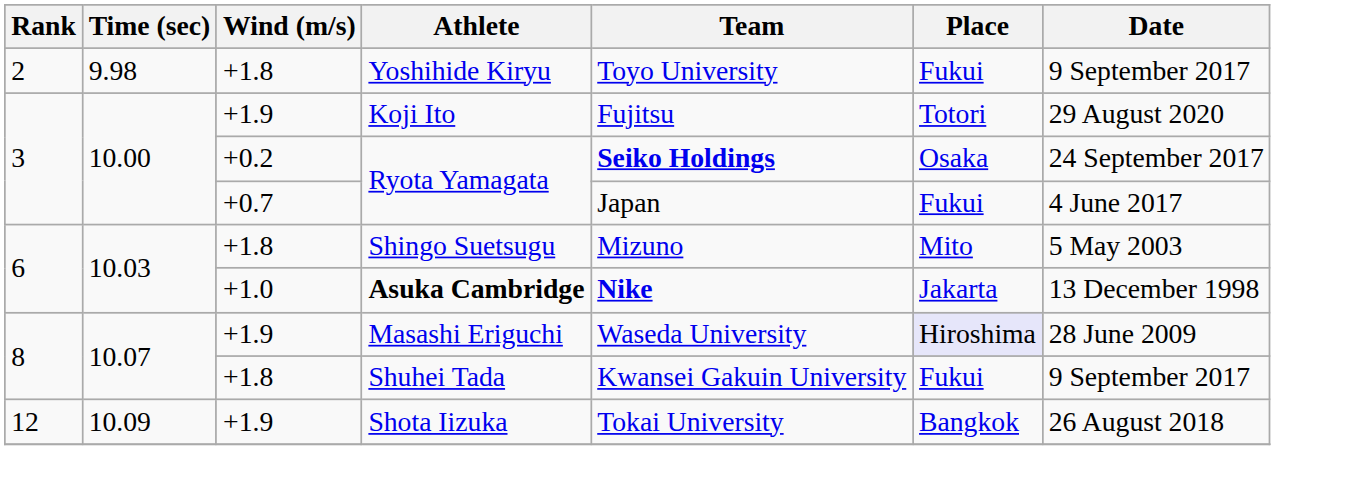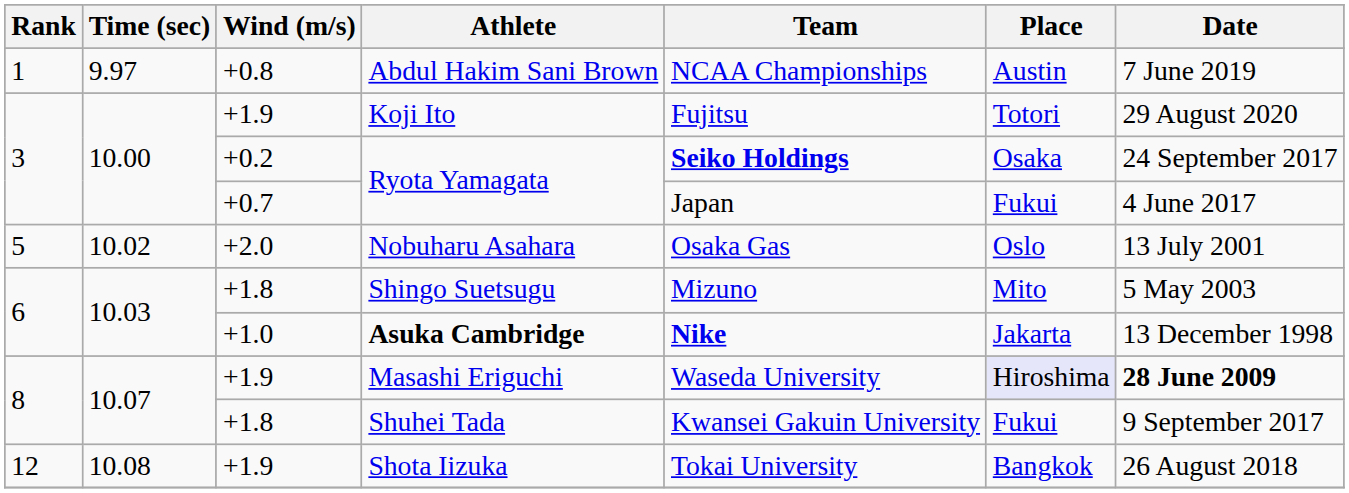+ row: (248, 70)
- row: (248, 70)
+ row: (248, 245)
(1122, 333) normal -> (1199, 377) bold
(120, 421) 10.09 -> (120, 465) 10.08
